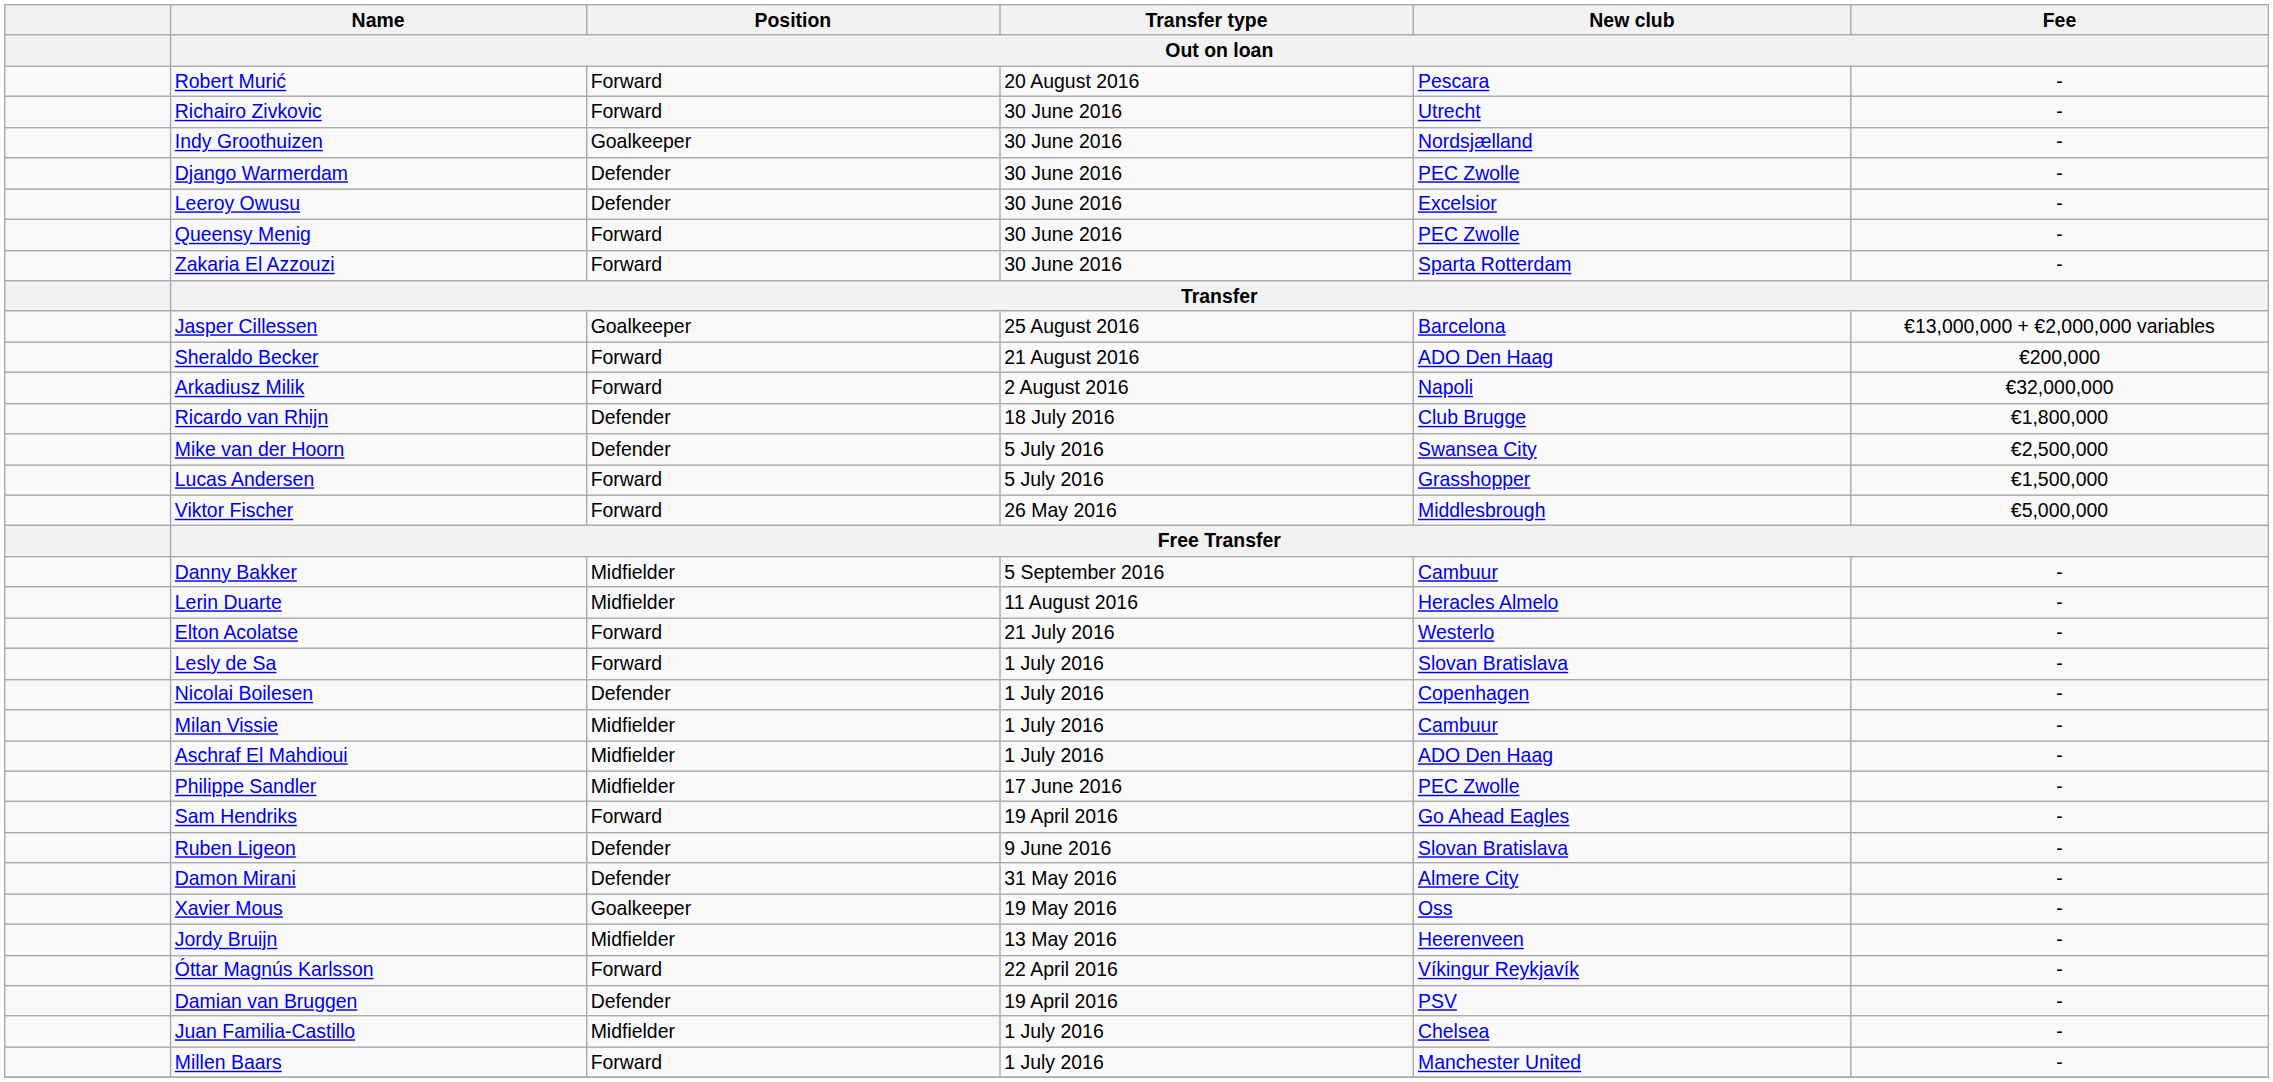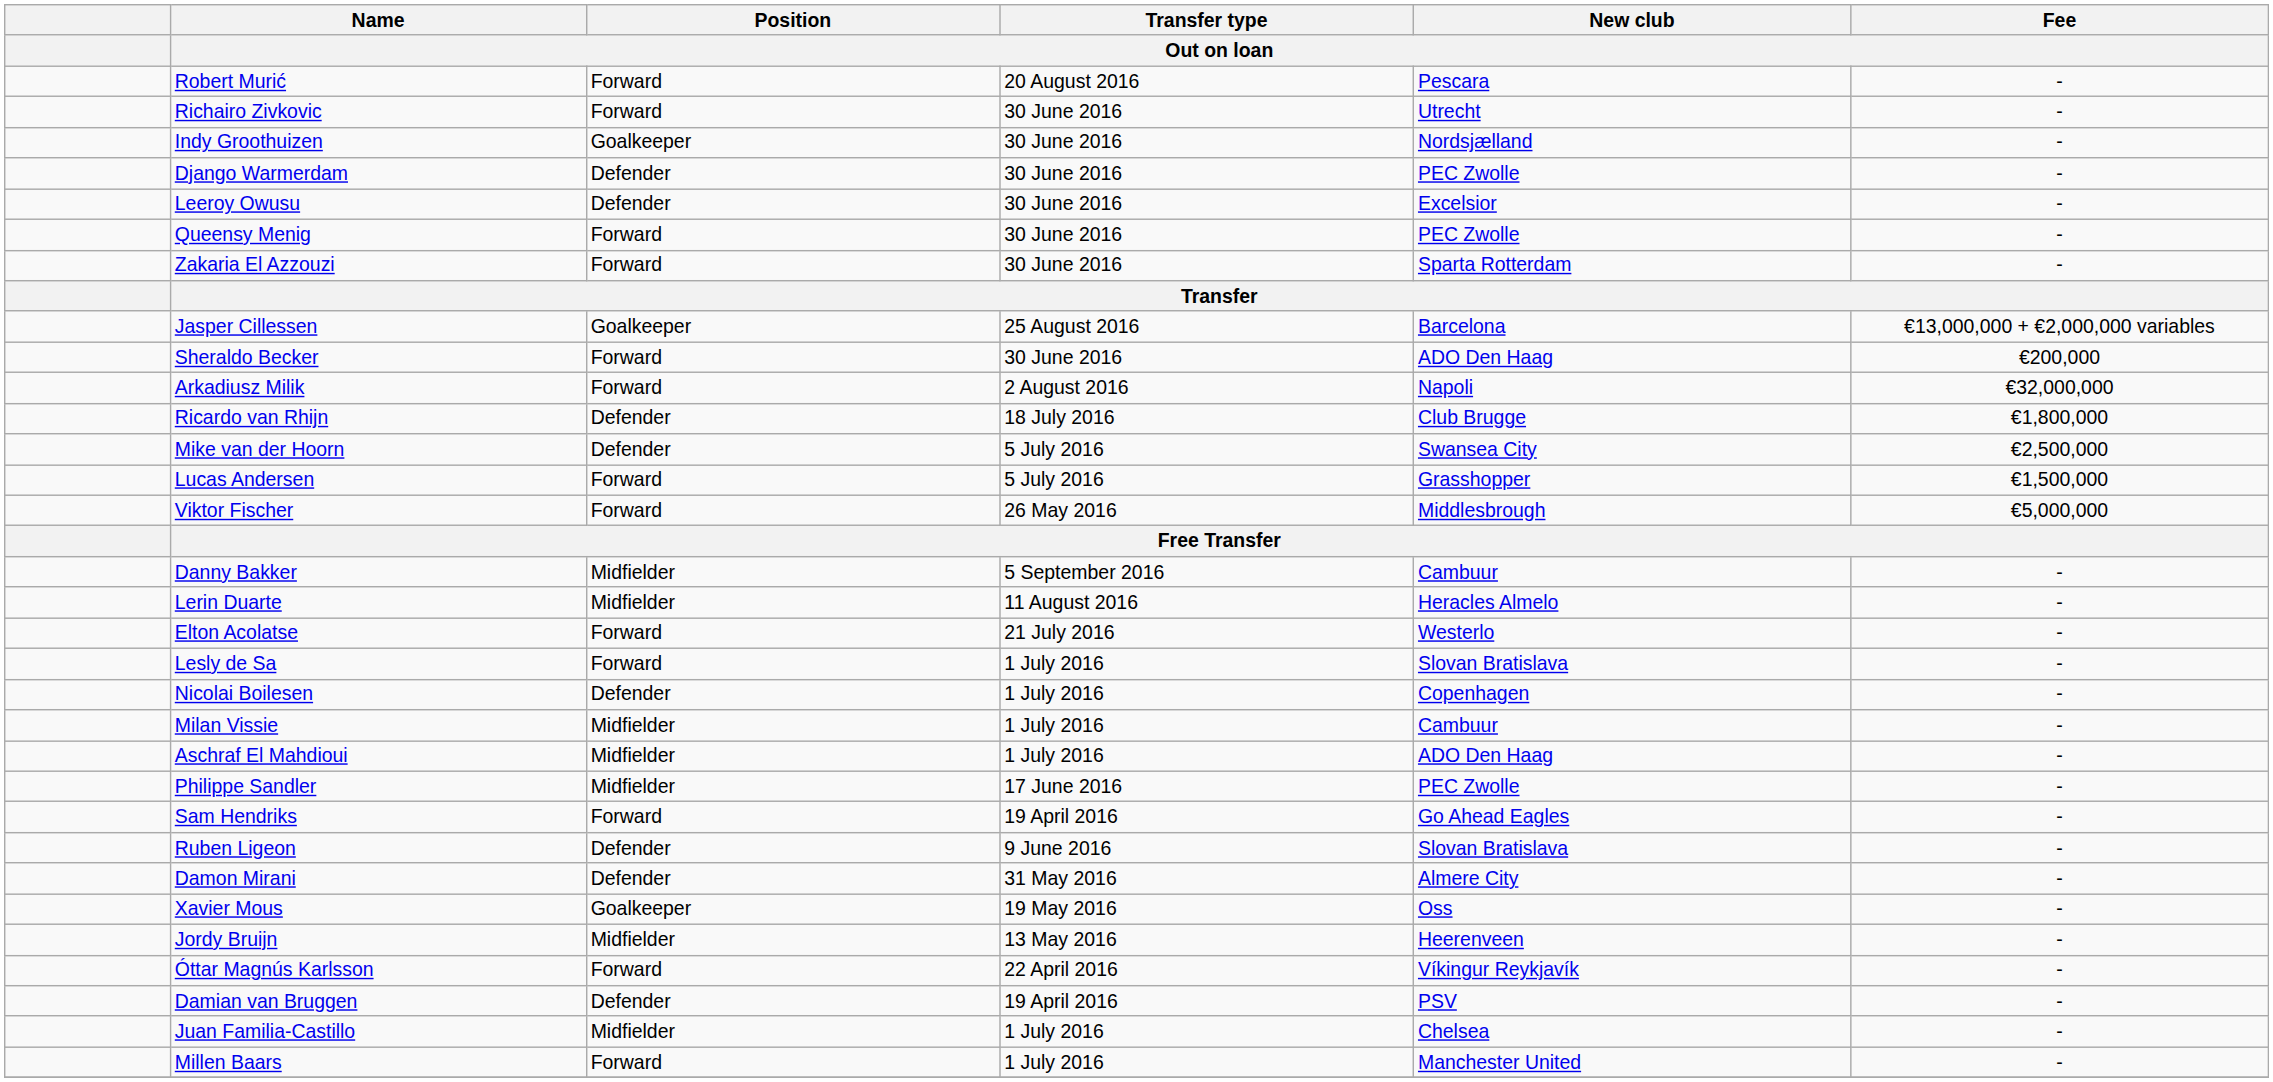(1072, 357) 21 August 2016 -> (1063, 357) 30 June 2016
